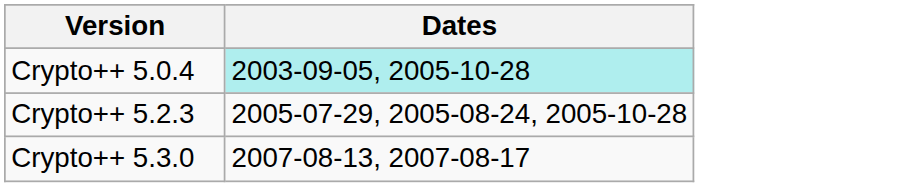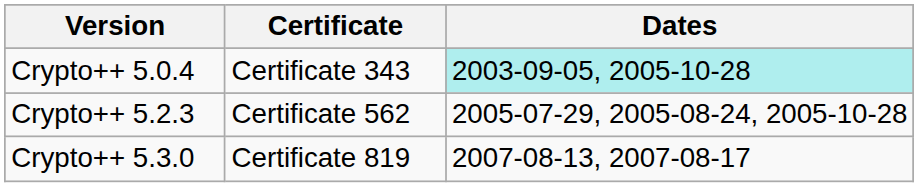+ column: (335, 26)
